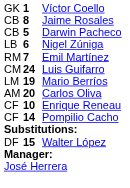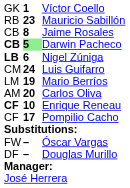+ row: (84, 20)
(12, 32) normal -> (12, 45) bold
(26, 32) no background -> (26, 45) lightgreen background
(11, 45) normal -> (11, 57) bold
- row: (75, 57)
(11, 105) normal -> (11, 105) bold
(29, 118) 14 -> (29, 118) 17
+ row: (75, 142)
+ row: (80, 154)
- row: (74, 142)
